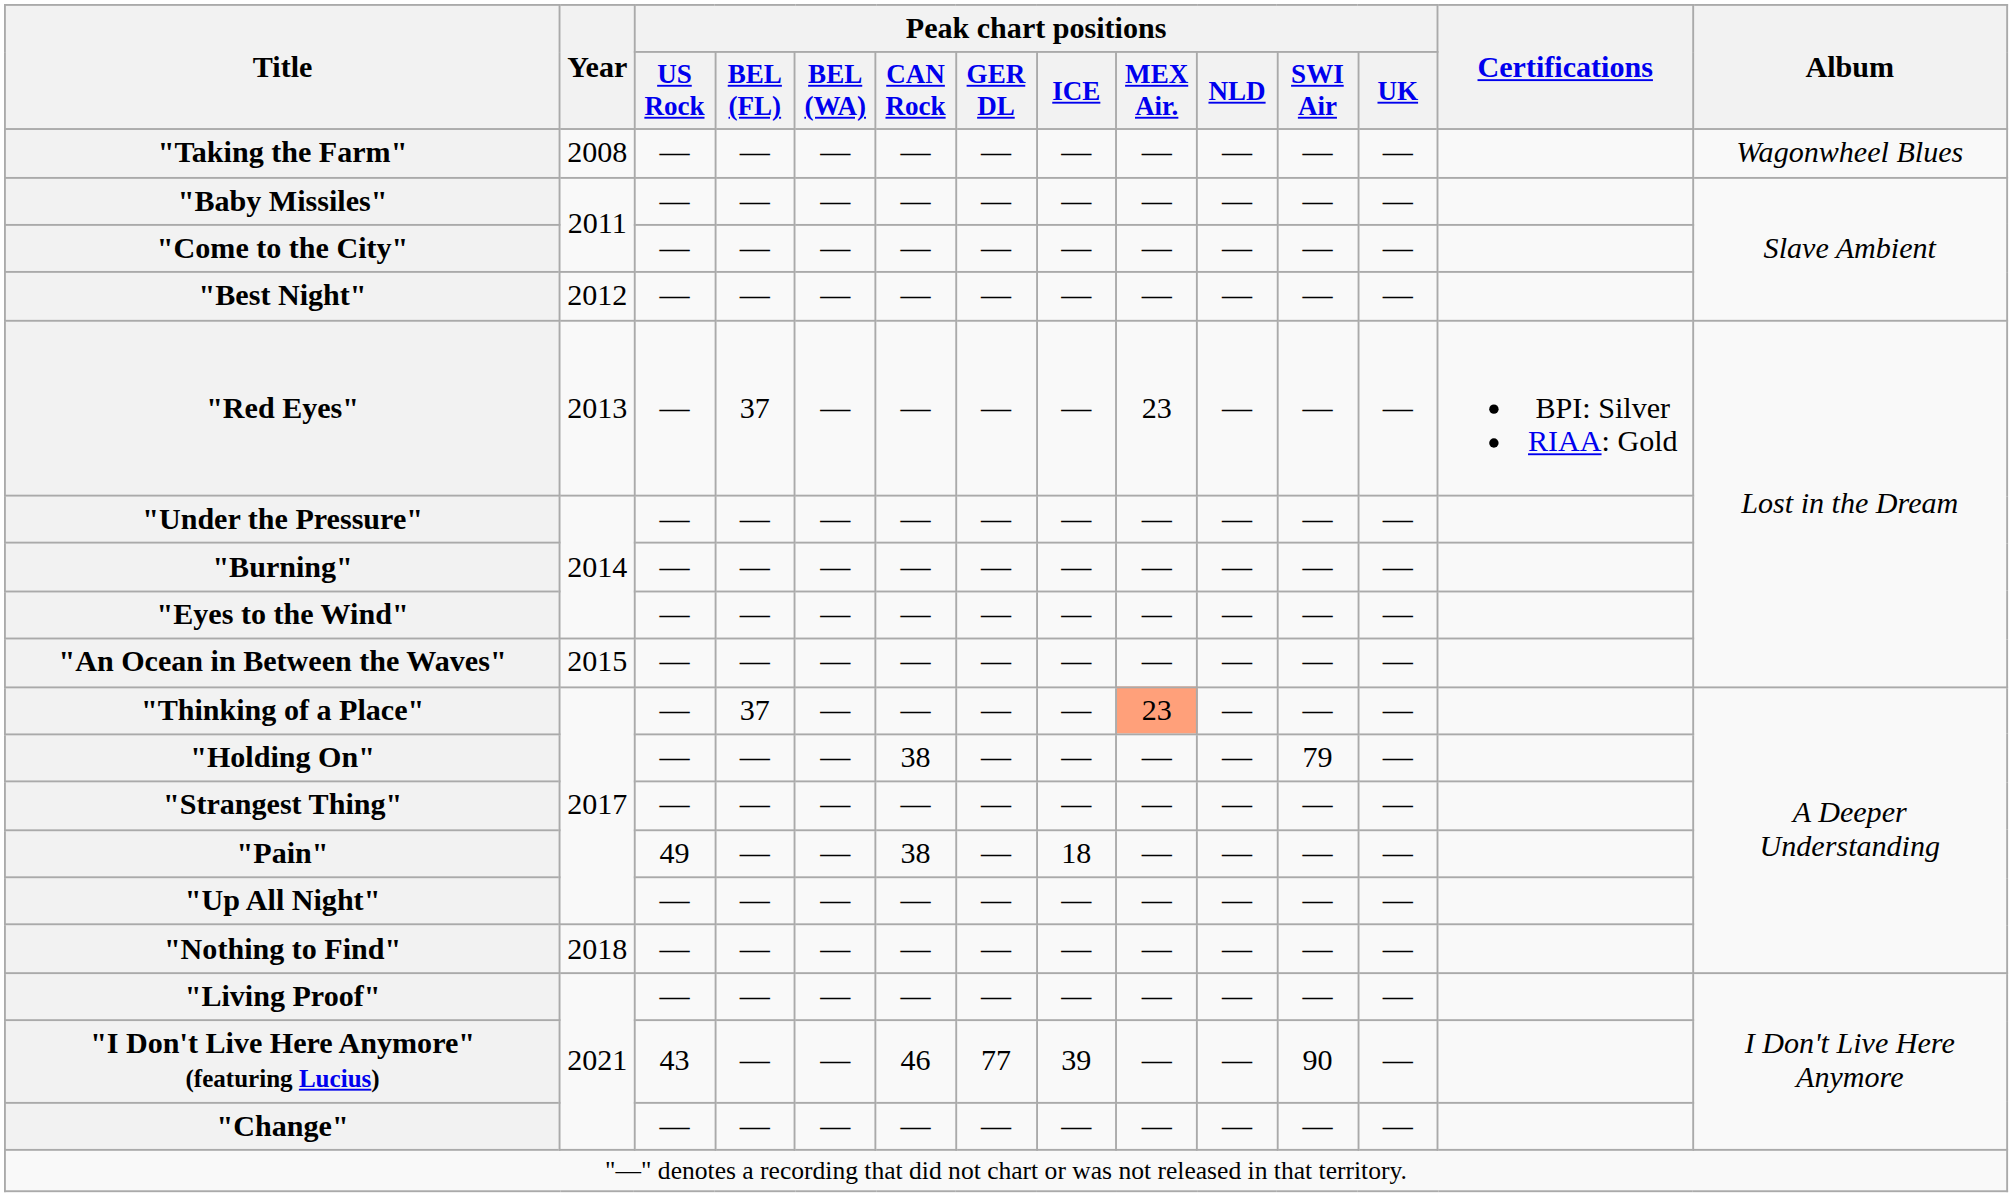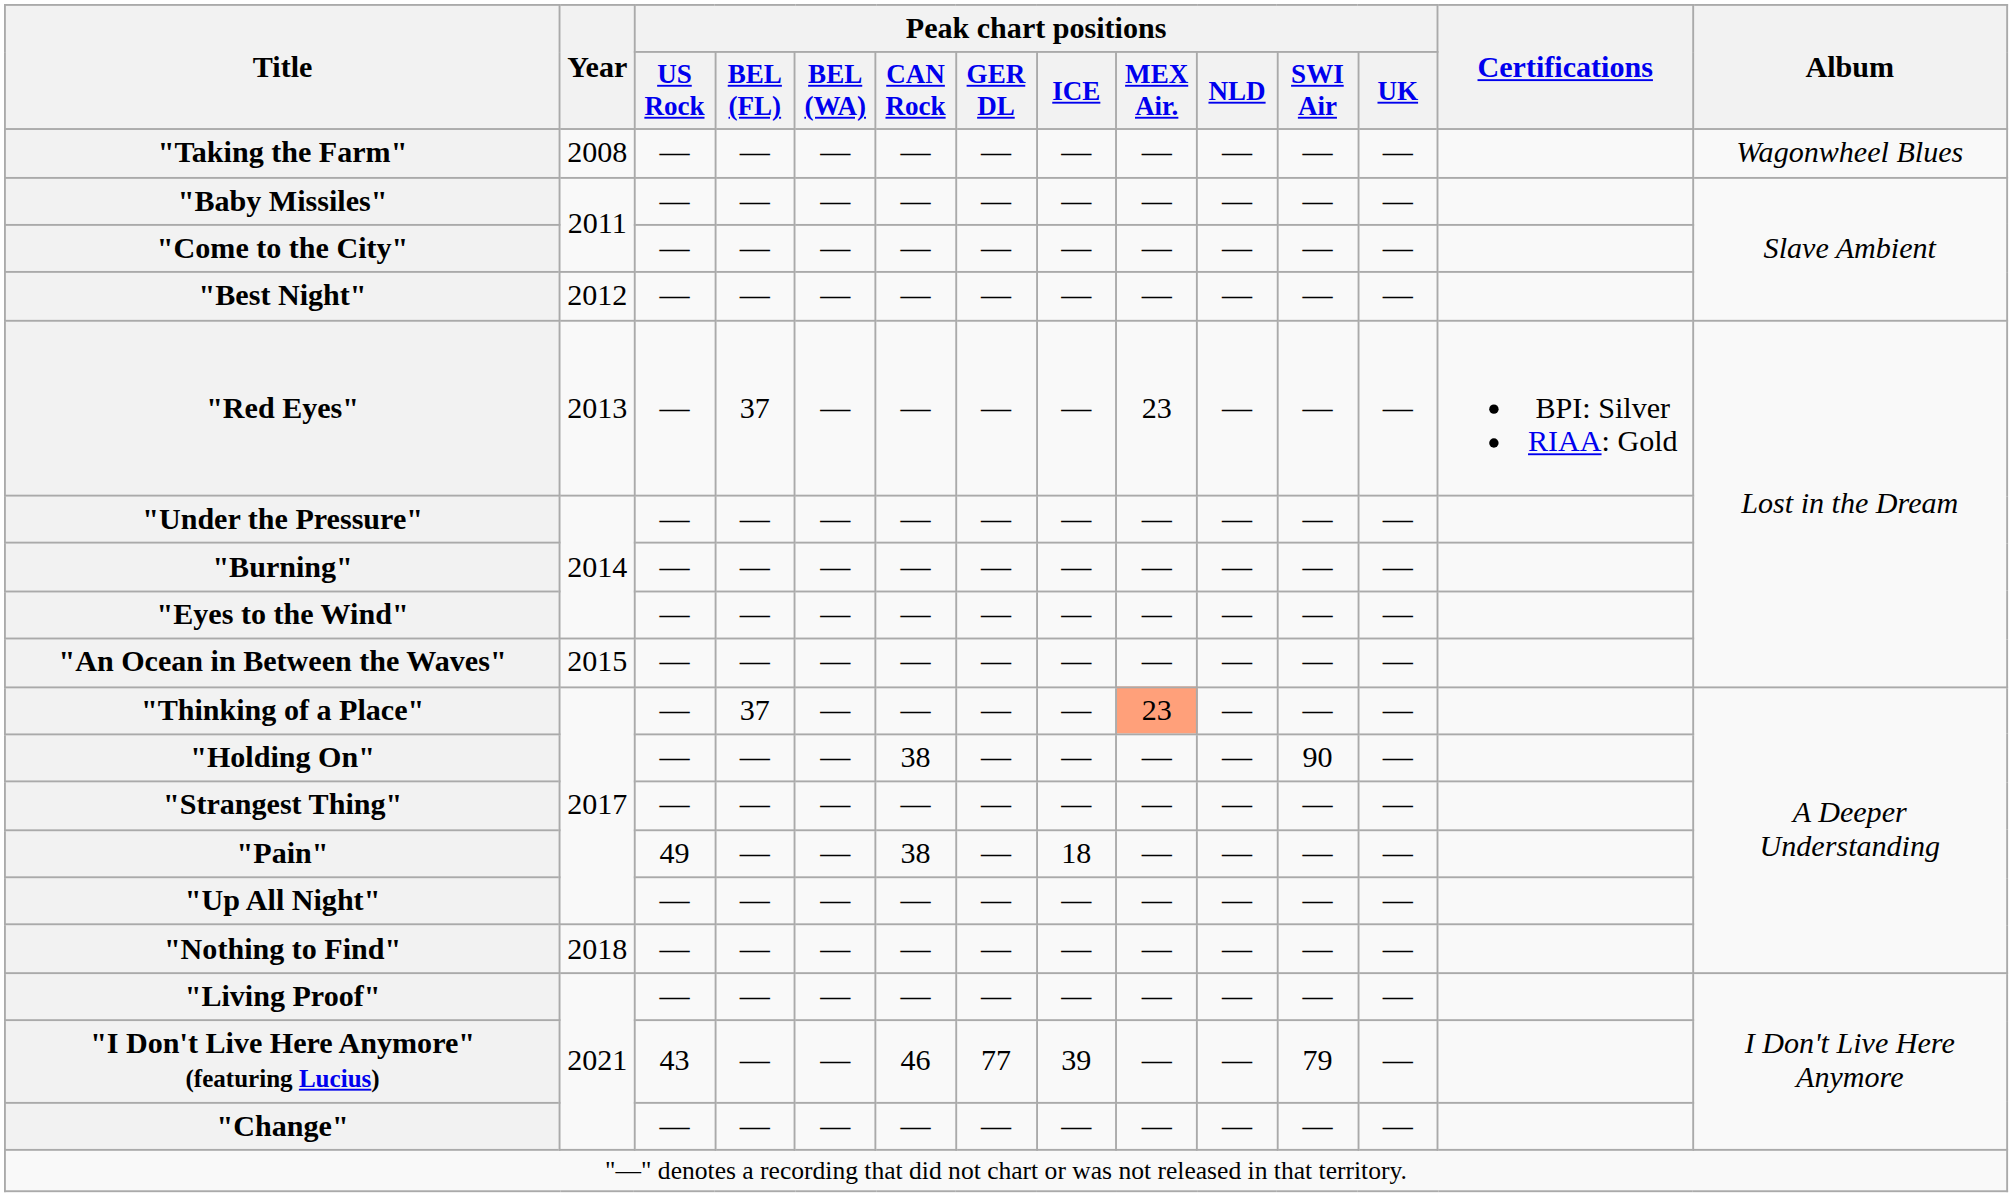(1317, 757) 79 -> (1317, 757) 90
(1317, 1060) 90 -> (1317, 1060) 79
